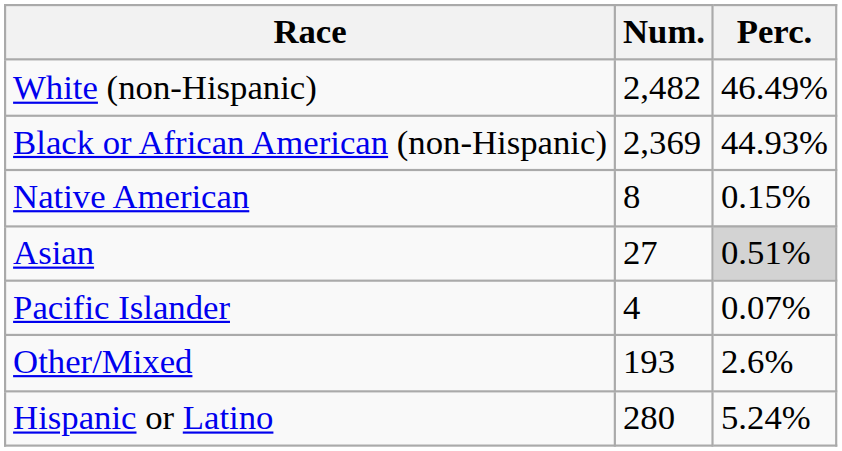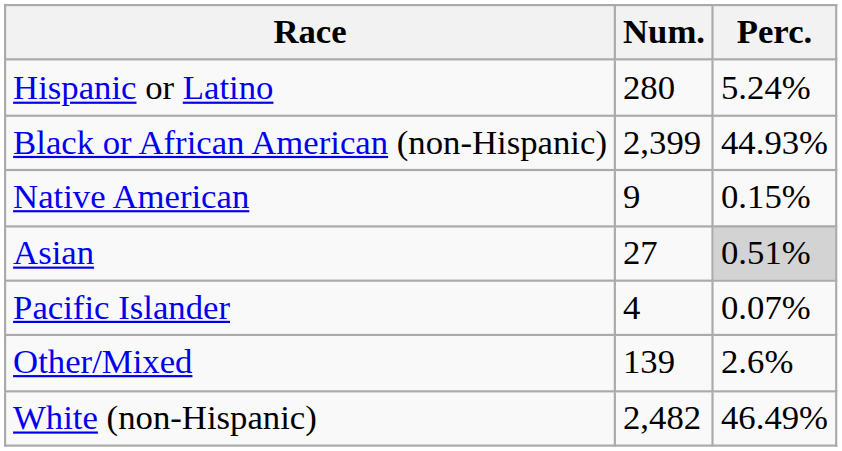rows swapped: (165, 87) <-> (143, 417)
(662, 142) 2,369 -> (662, 142) 2,399
(632, 197) 8 -> (632, 197) 9
(649, 362) 193 -> (649, 362) 139
